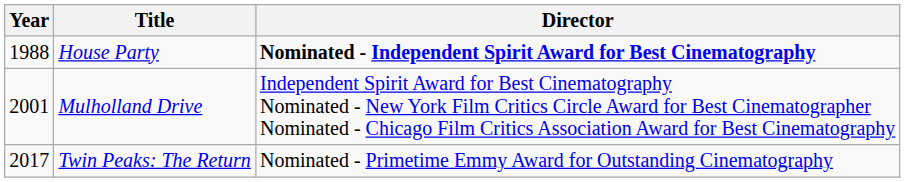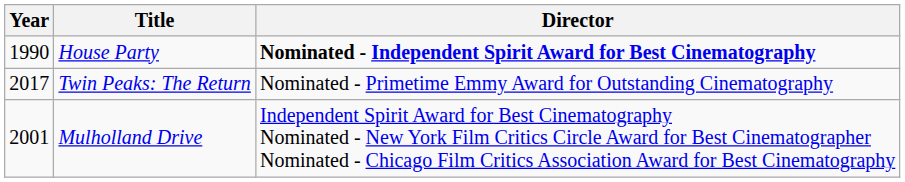(29, 52) 1988 -> (29, 52) 1990
rows swapped: (130, 106) <-> (155, 160)
